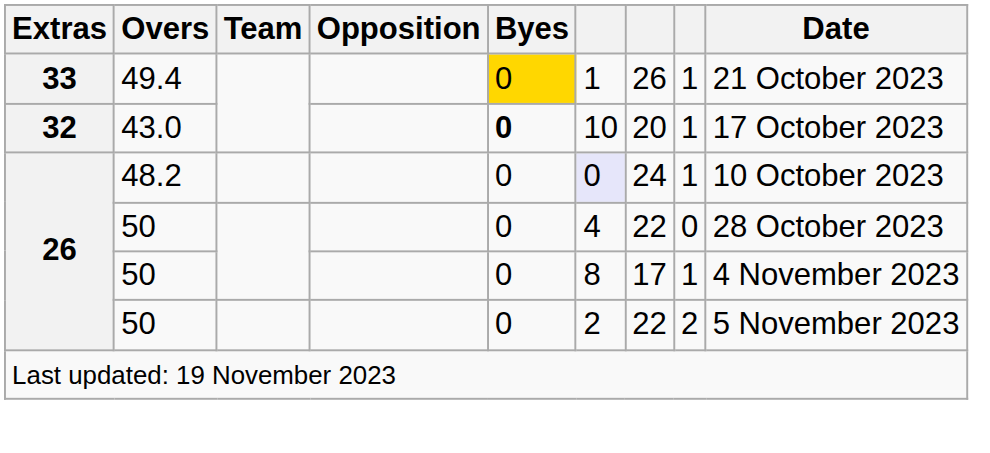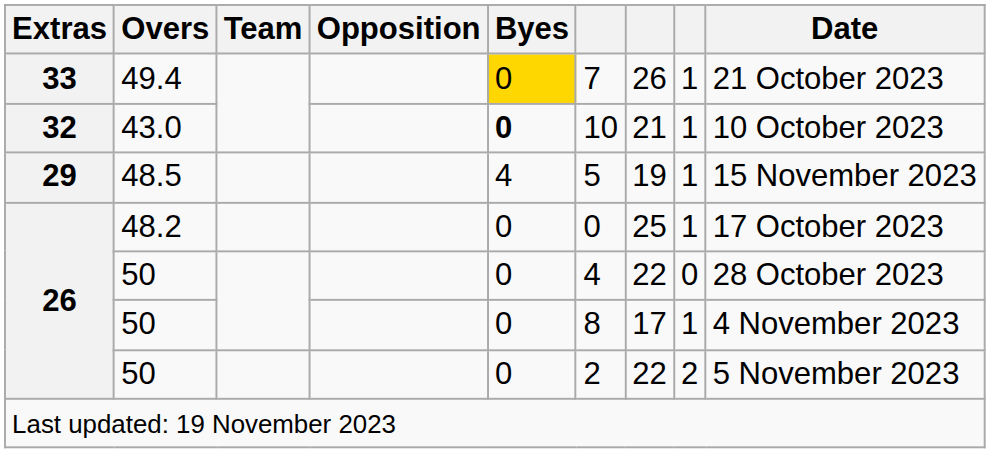(592, 78) 1 -> (592, 78) 7
(649, 127) 20 -> (649, 127) 21
(828, 127) 17 October 2023 -> (828, 127) 10 October 2023
+ row: (60, 176)
(592, 176) lavender background -> (592, 226) no background
(649, 176) 24 -> (649, 226) 25
(828, 176) 10 October 2023 -> (828, 226) 17 October 2023
